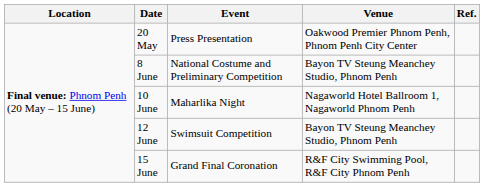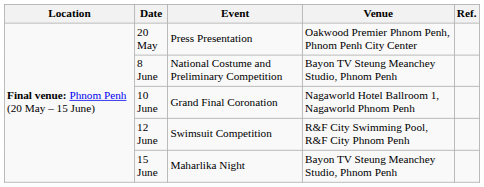(208, 102) Maharlika Night -> (224, 102) Grand Final Coronation
(370, 134) Bayon TV Steung Meanchey Studio, Phnom Penh -> (367, 134) R&F City Swimming Pool, R&F City Phnom Penh
(224, 166) Grand Final Coronation -> (208, 166) Maharlika Night
(367, 166) R&F City Swimming Pool, R&F City Phnom Penh -> (370, 166) Bayon TV Steung Meanchey Studio, Phnom Penh
